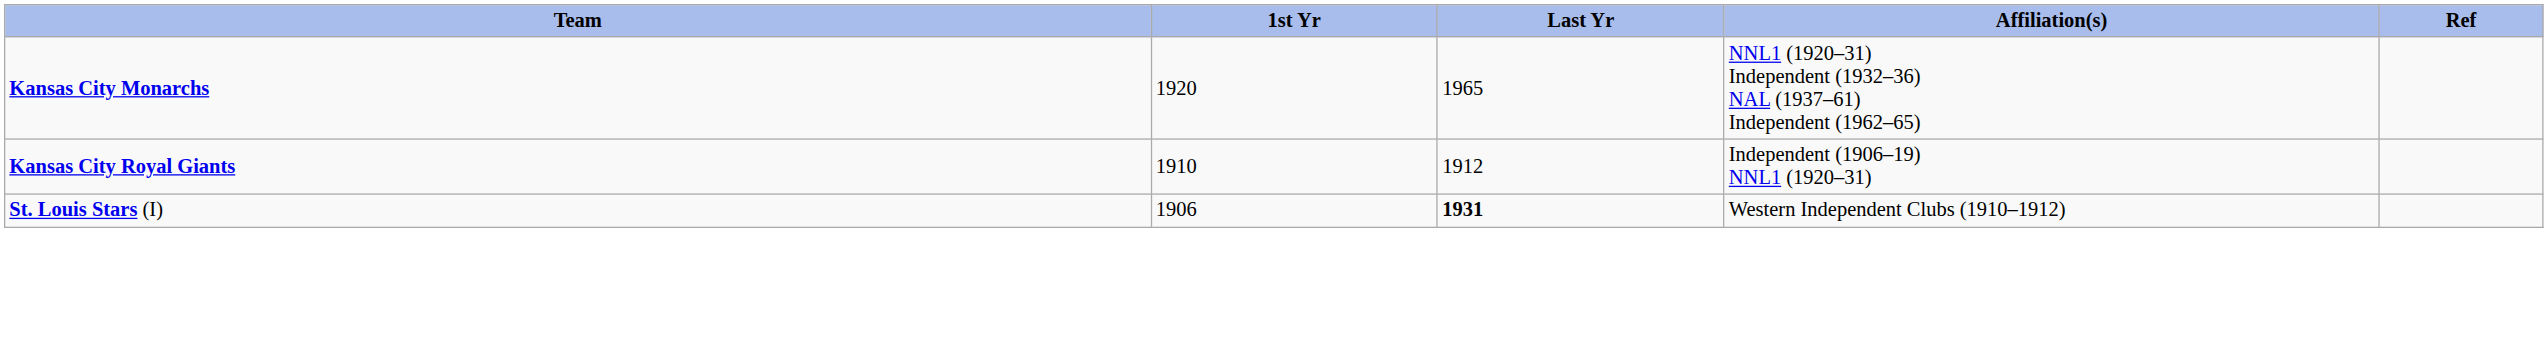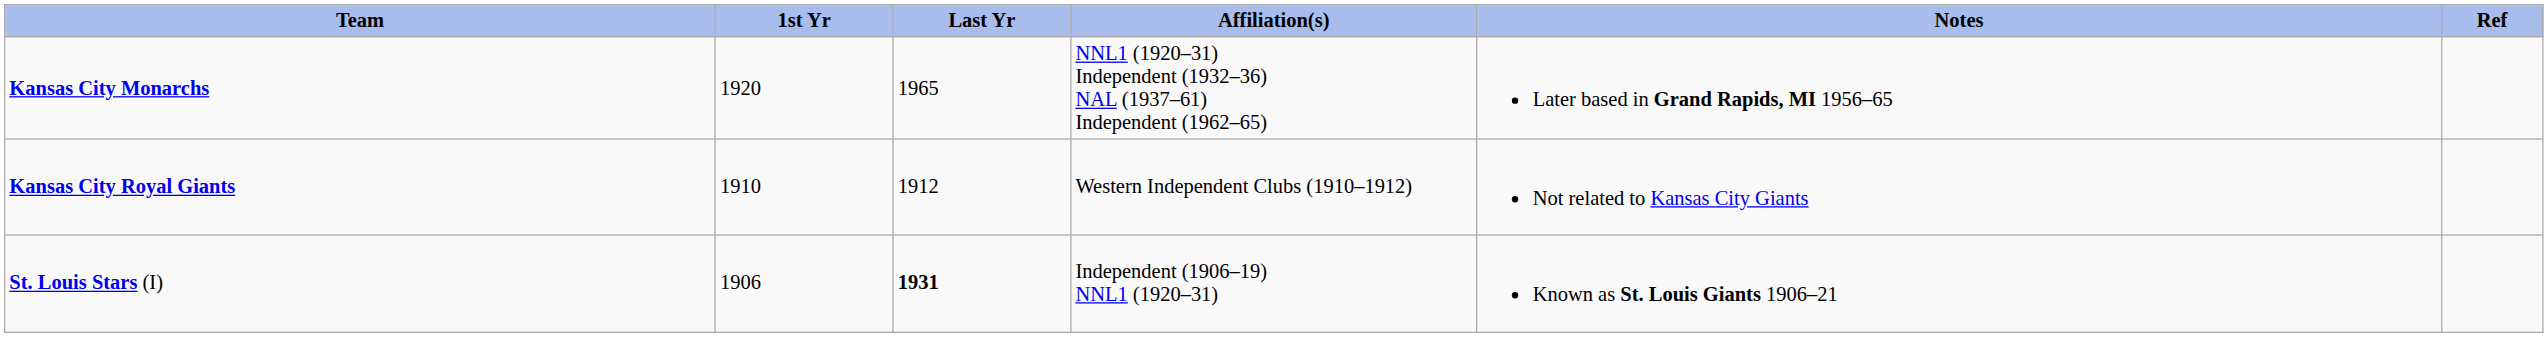+ column: (1959, 20)
(1825, 166) Independent (1906–19) NNL1 (1920–31) -> (1244, 186) Western Independent Clubs (1910–1912)
(1897, 210) Western Independent Clubs (1910–1912) -> (1171, 283) Independent (1906–19) NNL1 (1920–31)
